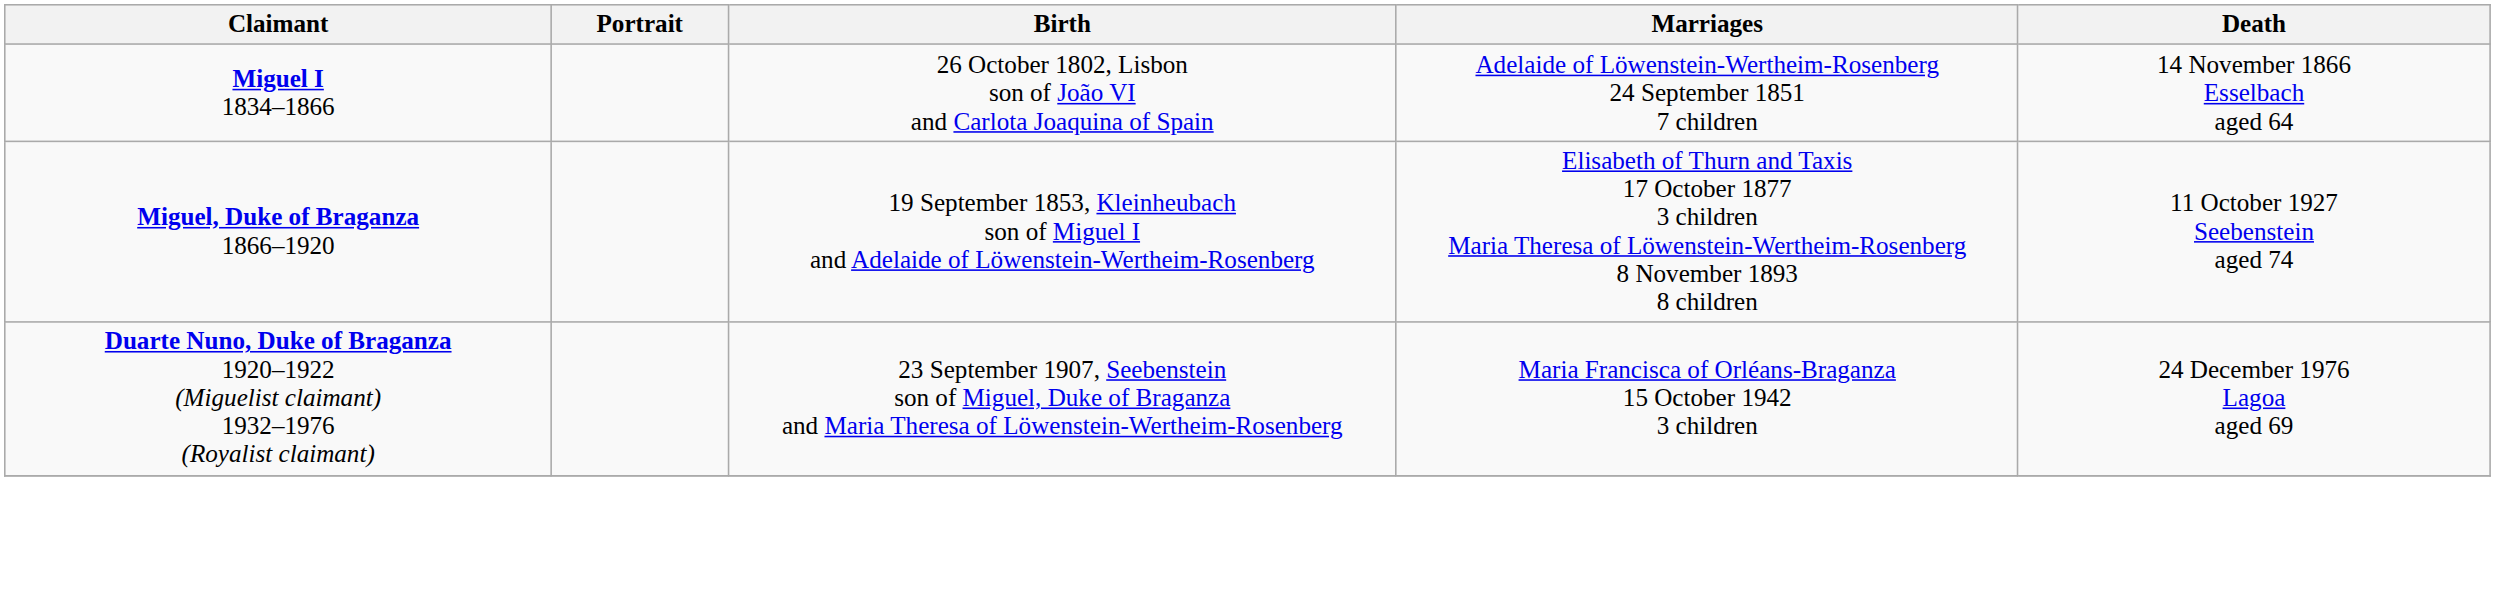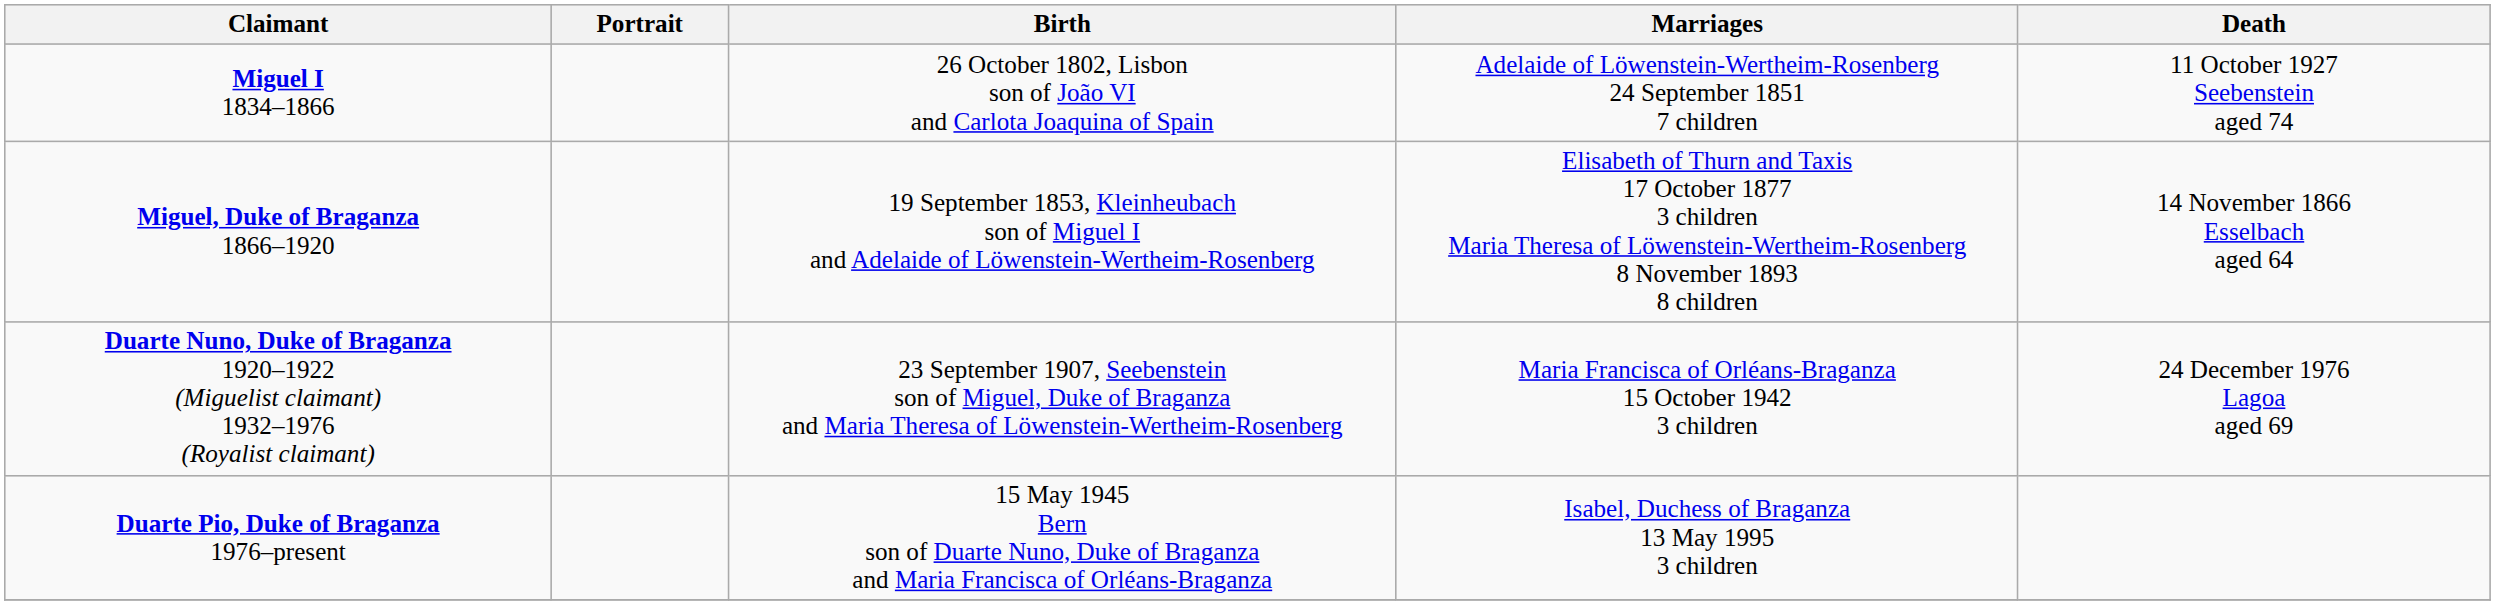(2254, 92) 14 November 1866 Esselbach aged 64 -> (2254, 92) 11 October 1927 Seebenstein aged 74
(2254, 231) 11 October 1927 Seebenstein aged 74 -> (2254, 231) 14 November 1866 Esselbach aged 64
+ row: (278, 537)
